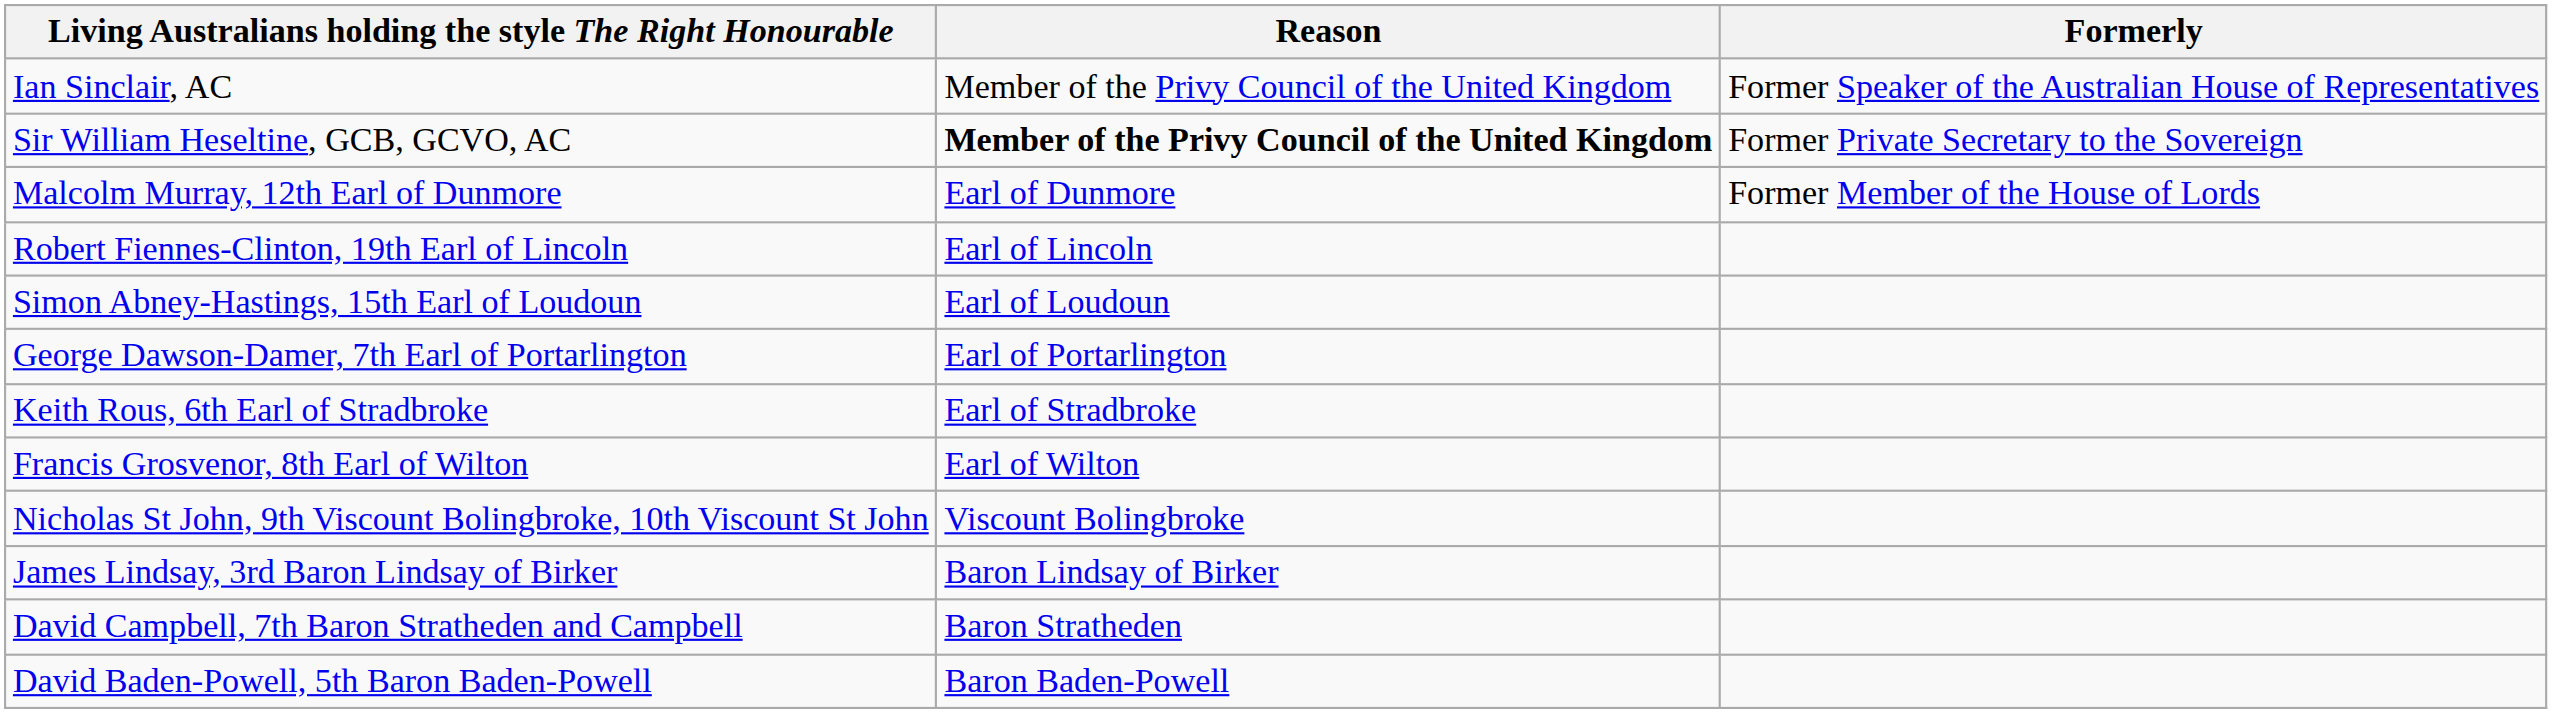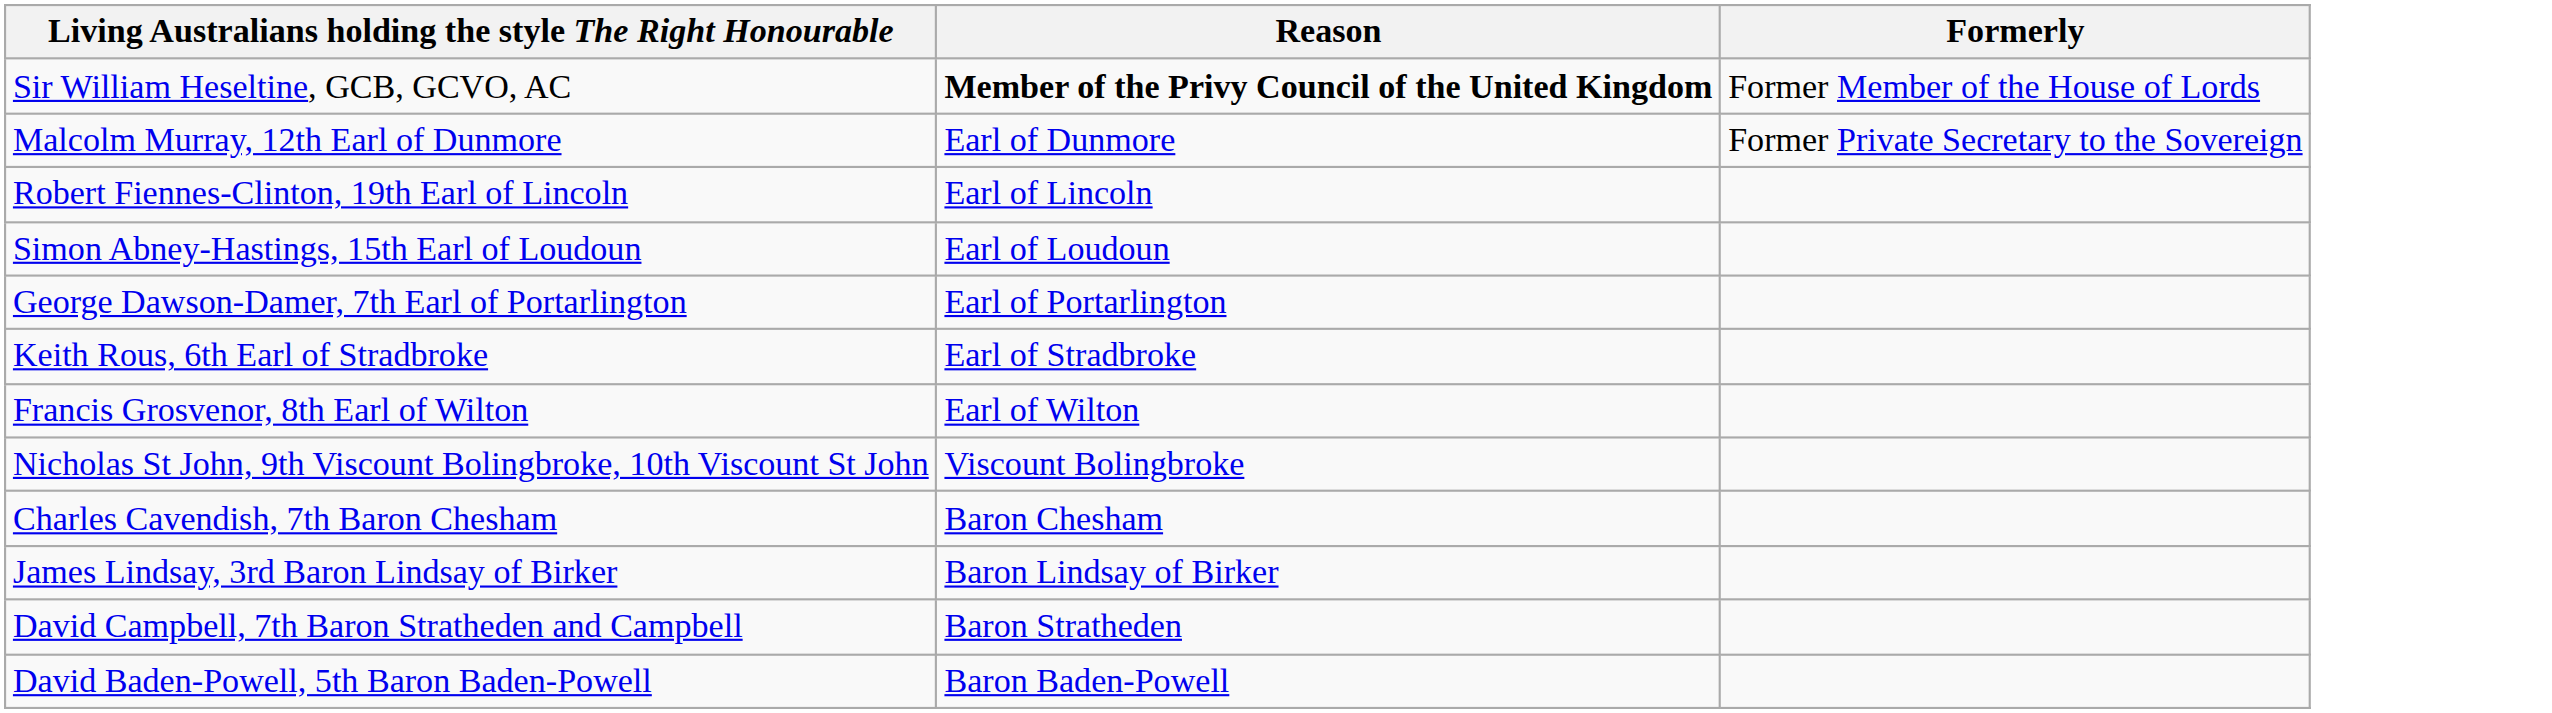- row: (123, 85)
(2015, 139) Former Private Secretary to the Sovereign -> (1994, 85) Former Member of the House of Lords
(1994, 193) Former Member of the House of Lords -> (2015, 139) Former Private Secretary to the Sovereign
+ row: (285, 517)
